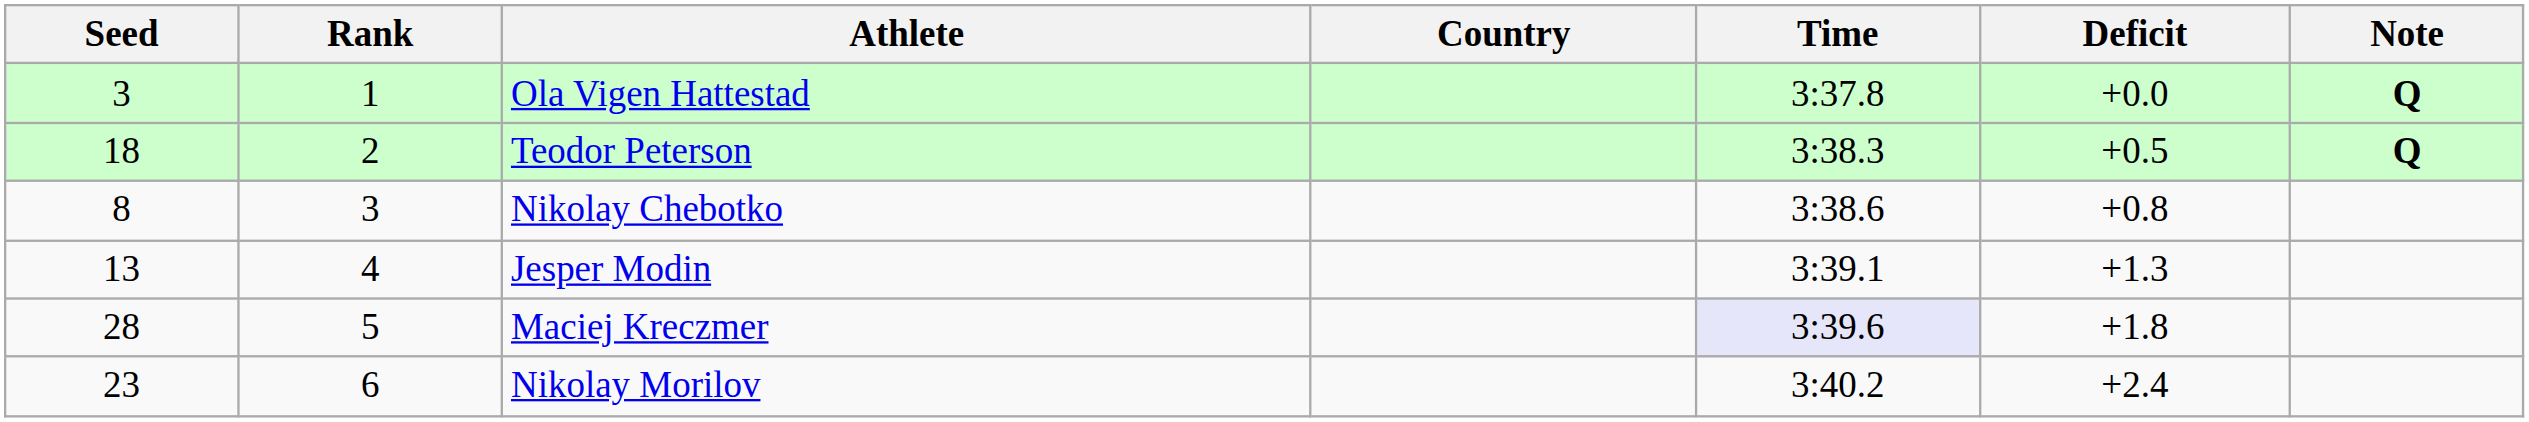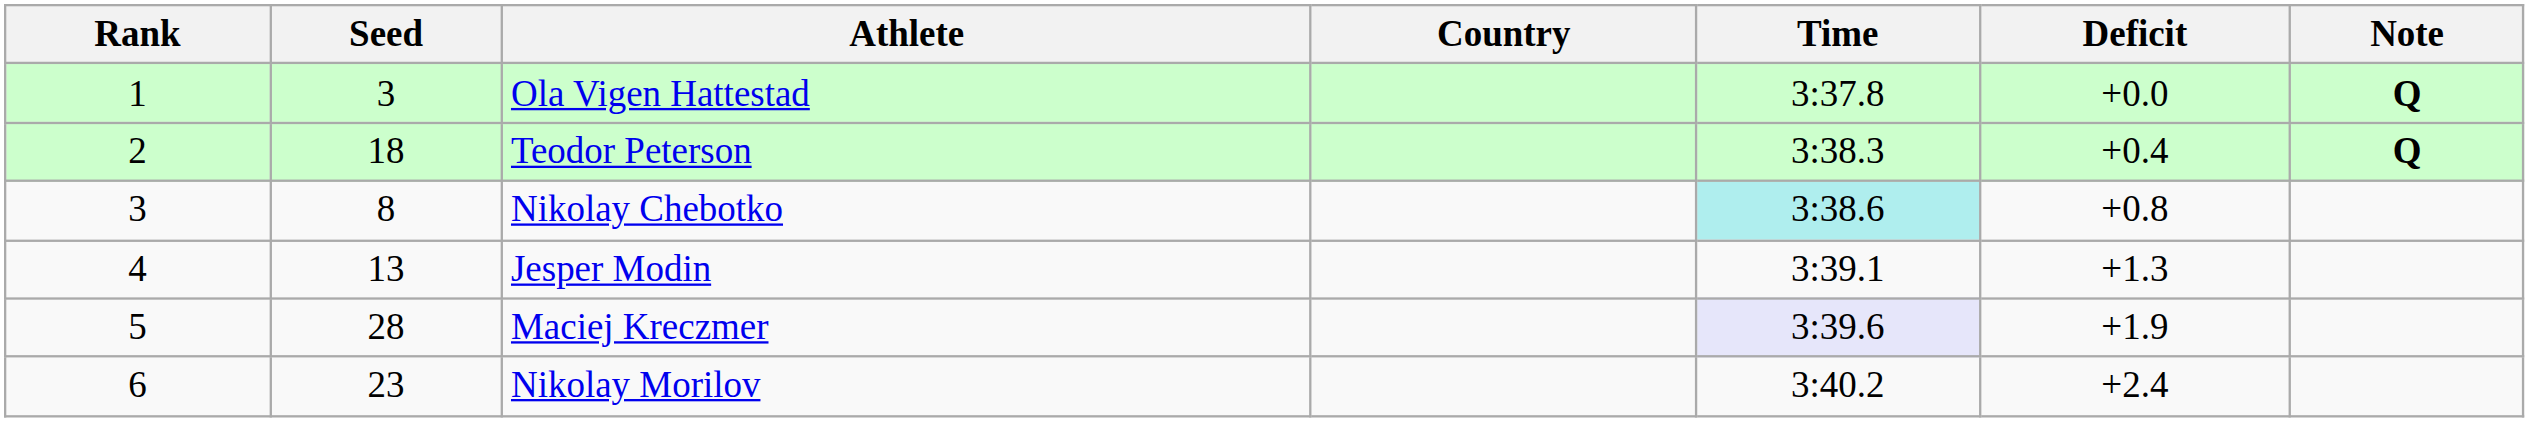columns swapped: (370, 33) <-> (122, 33)
(2135, 151) +0.5 -> (2135, 151) +0.4
(1838, 209) no background -> (1838, 209) paleturquoise background
(2135, 326) +1.8 -> (2135, 326) +1.9
